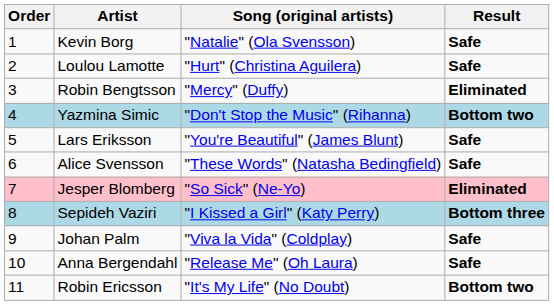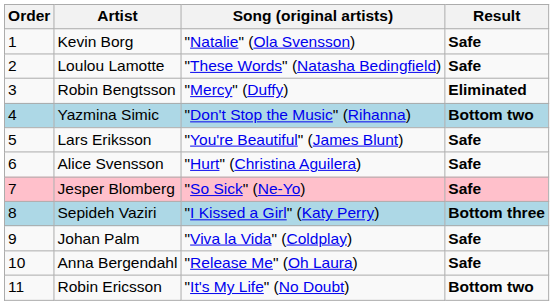(273, 66) "Hurt" (Christina Aguilera) -> (313, 66) "These Words" (Natasha Bedingfield)
(313, 164) "These Words" (Natasha Bedingfield) -> (273, 164) "Hurt" (Christina Aguilera)
(488, 189) Eliminated -> (465, 189) Safe
